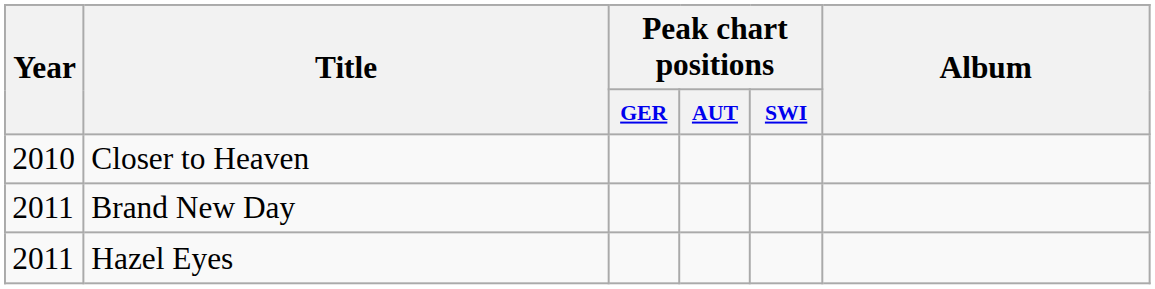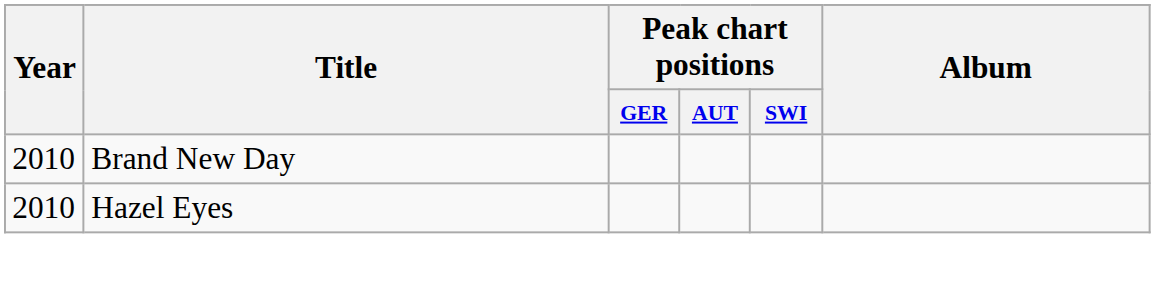- row: (200, 158)
(43, 207) 2011 -> (44, 158) 2010
(43, 257) 2011 -> (44, 207) 2010
